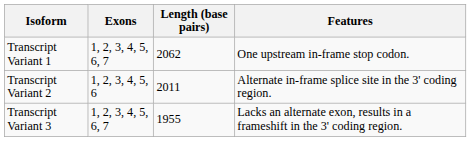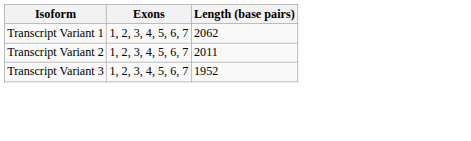- column: (350, 20)
(120, 86) 1, 2, 3, 4, 5, 6 -> (149, 52) 1, 2, 3, 4, 5, 6, 7
(169, 119) 1955 -> (206, 71) 1952
